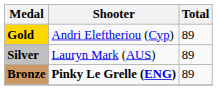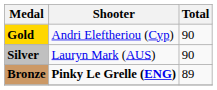(188, 34) 89 -> (188, 34) 90
(188, 54) 89 -> (188, 54) 90
